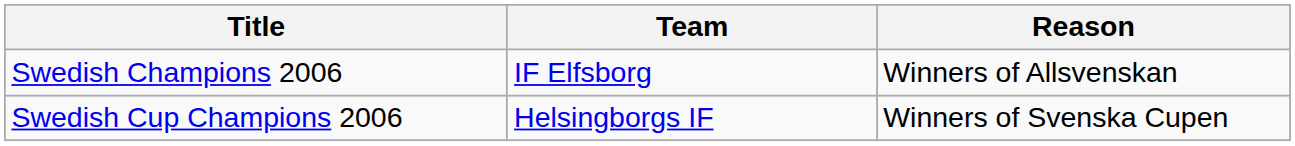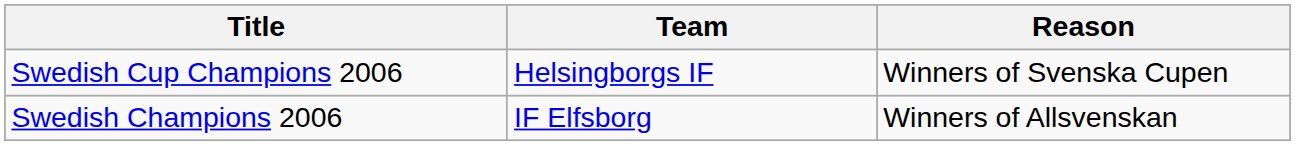rows swapped: (177, 72) <-> (207, 117)
